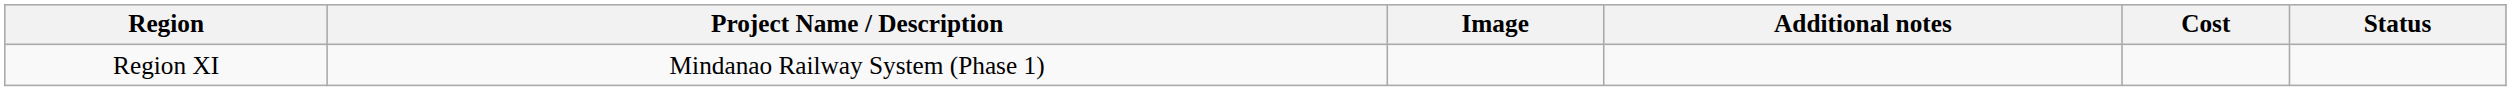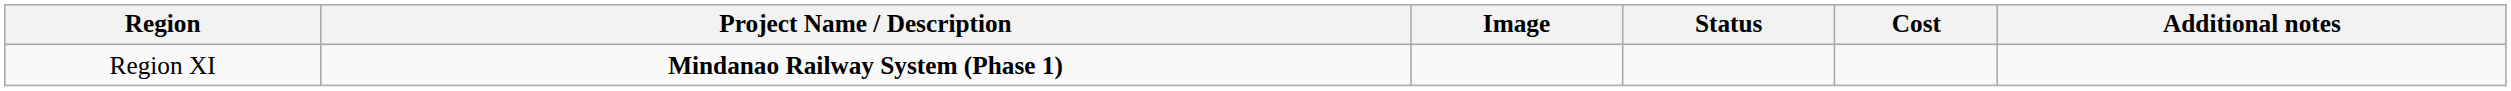columns swapped: (2398, 24) <-> (1863, 24)
(857, 64) normal -> (865, 64) bold
